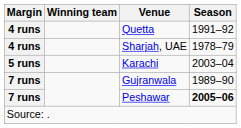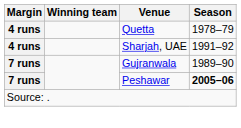(213, 30) 1991–92 -> (213, 30) 1978–79
(213, 47) 1978–79 -> (213, 47) 1991–92
- row: (140, 64)
